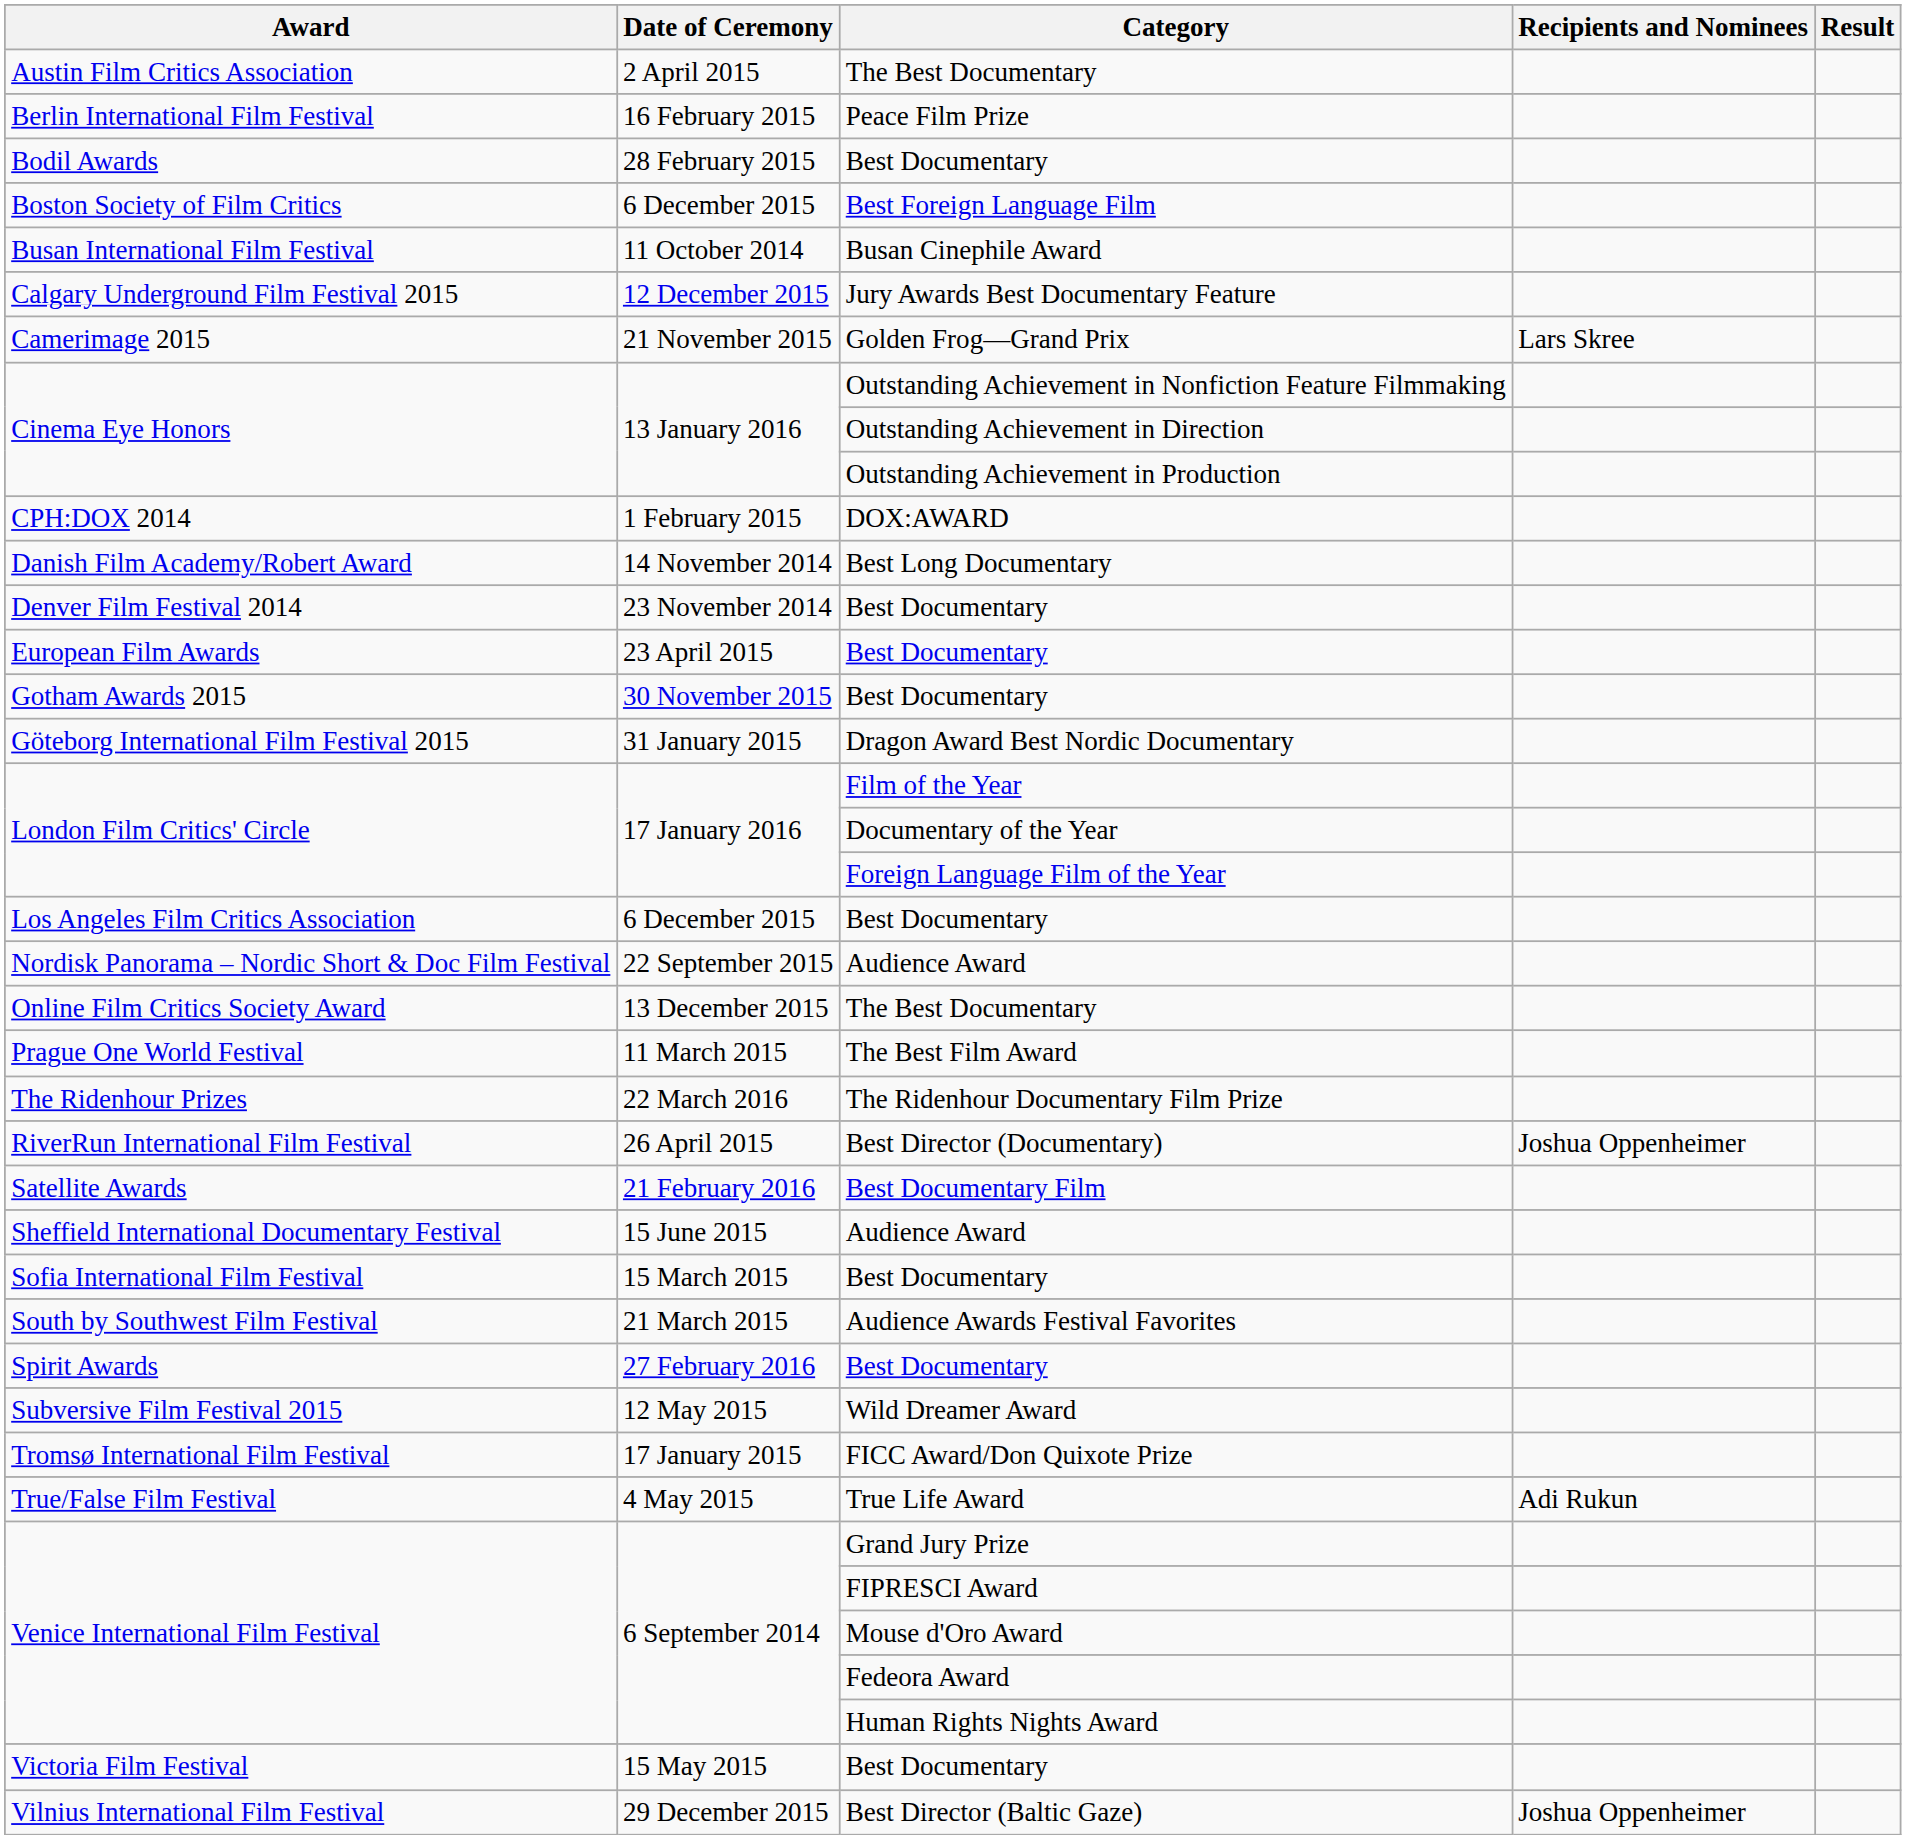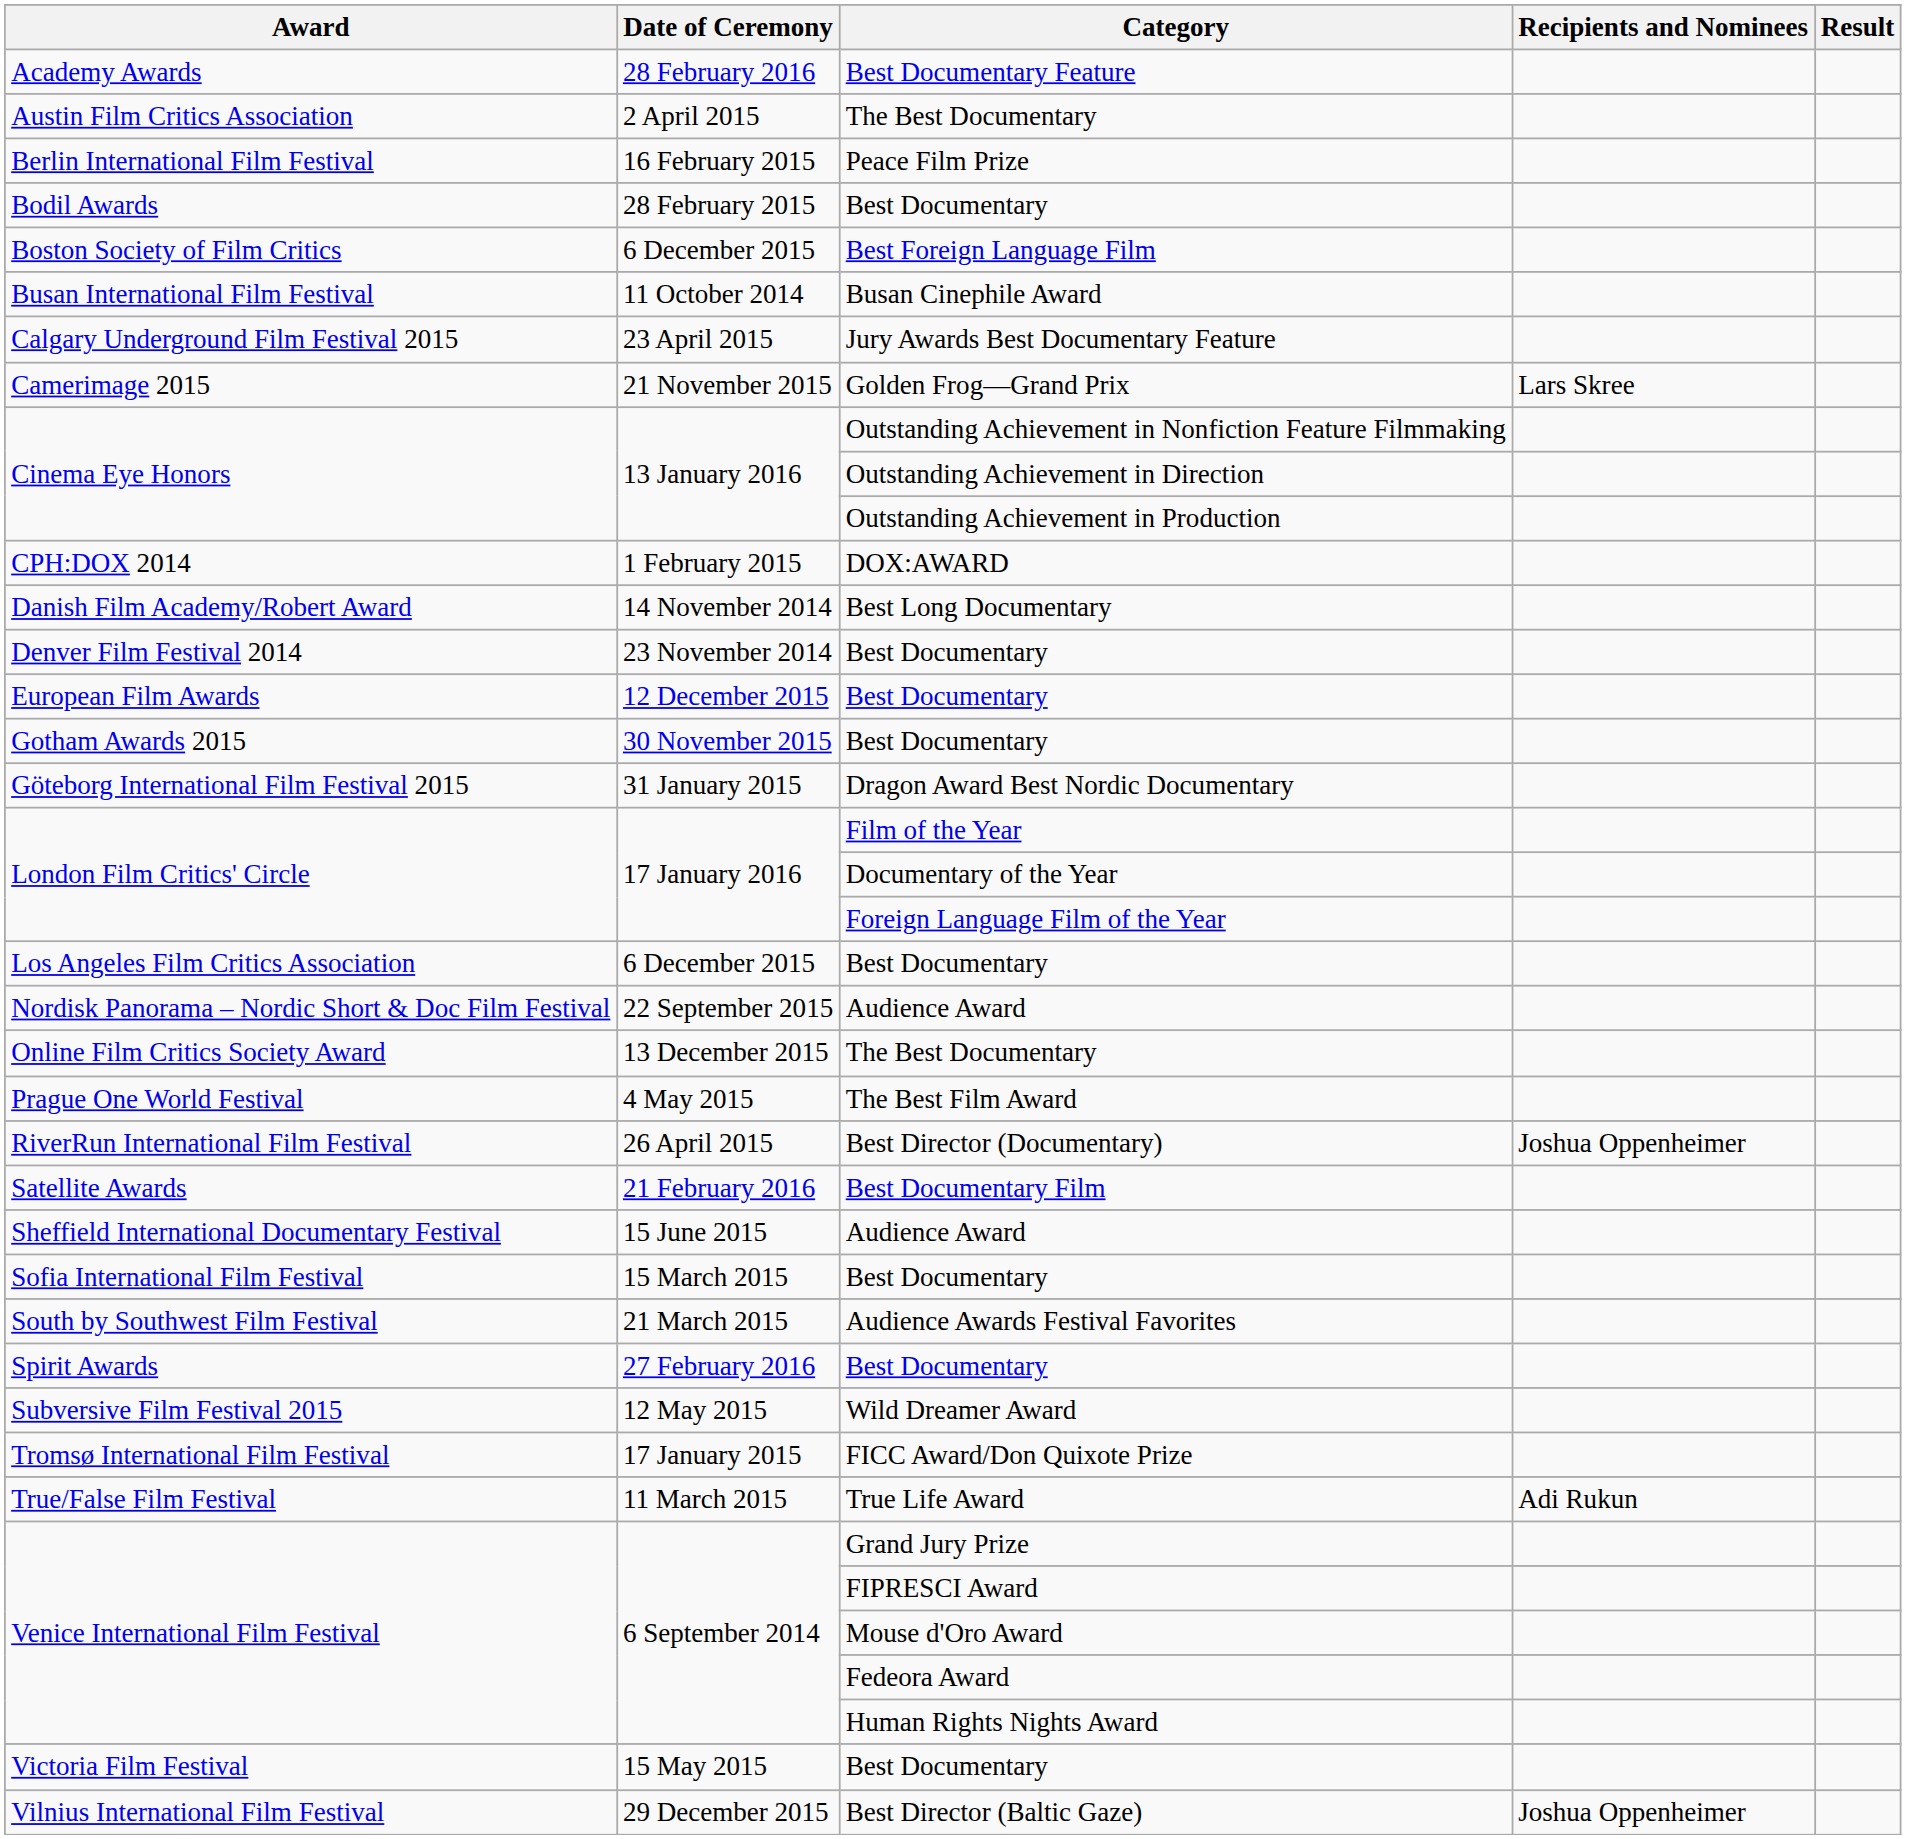+ row: (106, 71)
(726, 294) 12 December 2015 -> (698, 339) 23 April 2015
(698, 651) 23 April 2015 -> (726, 696) 12 December 2015
(705, 1053) 11 March 2015 -> (688, 1097) 4 May 2015
- row: (129, 1097)
(688, 1499) 4 May 2015 -> (705, 1499) 11 March 2015
